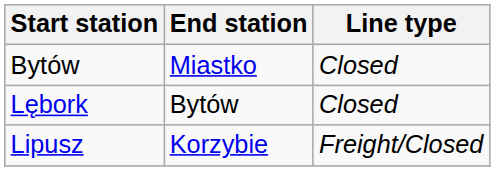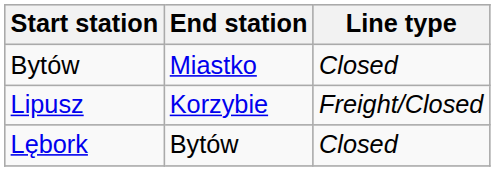rows swapped: (47, 144) <-> (49, 104)
